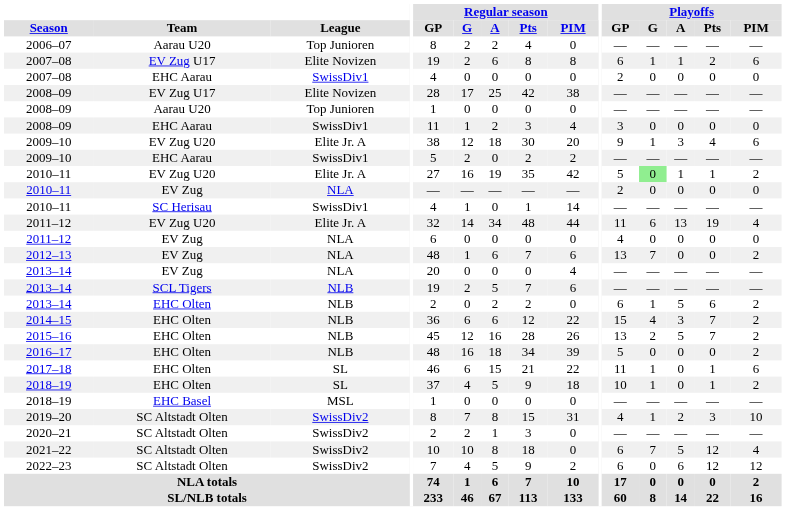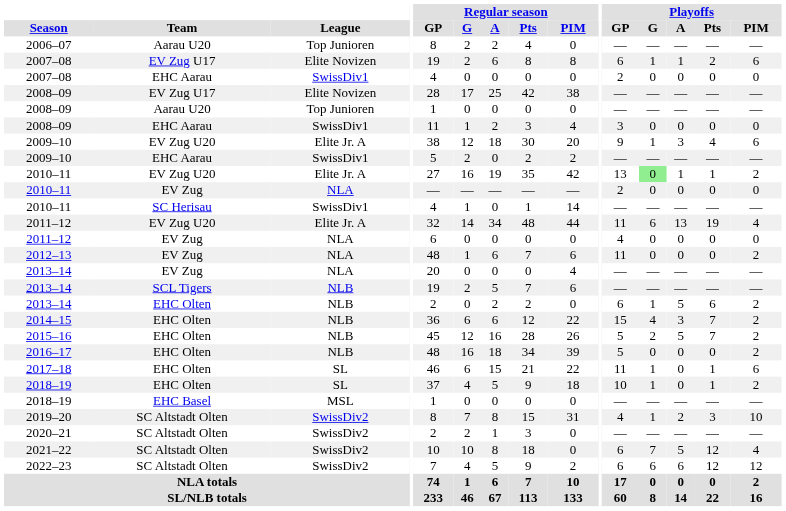(620, 174) 5 -> (620, 174) 13
(620, 255) 13 -> (620, 255) 11
(653, 255) 7 -> (653, 255) 0
(620, 336) 13 -> (620, 336) 5
(653, 465) 0 -> (653, 465) 6
